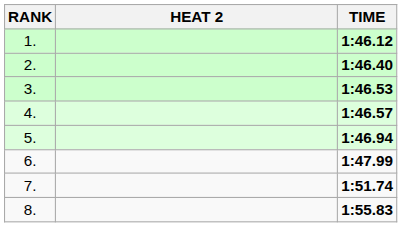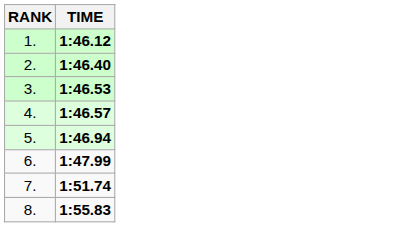- column: (197, 17)
